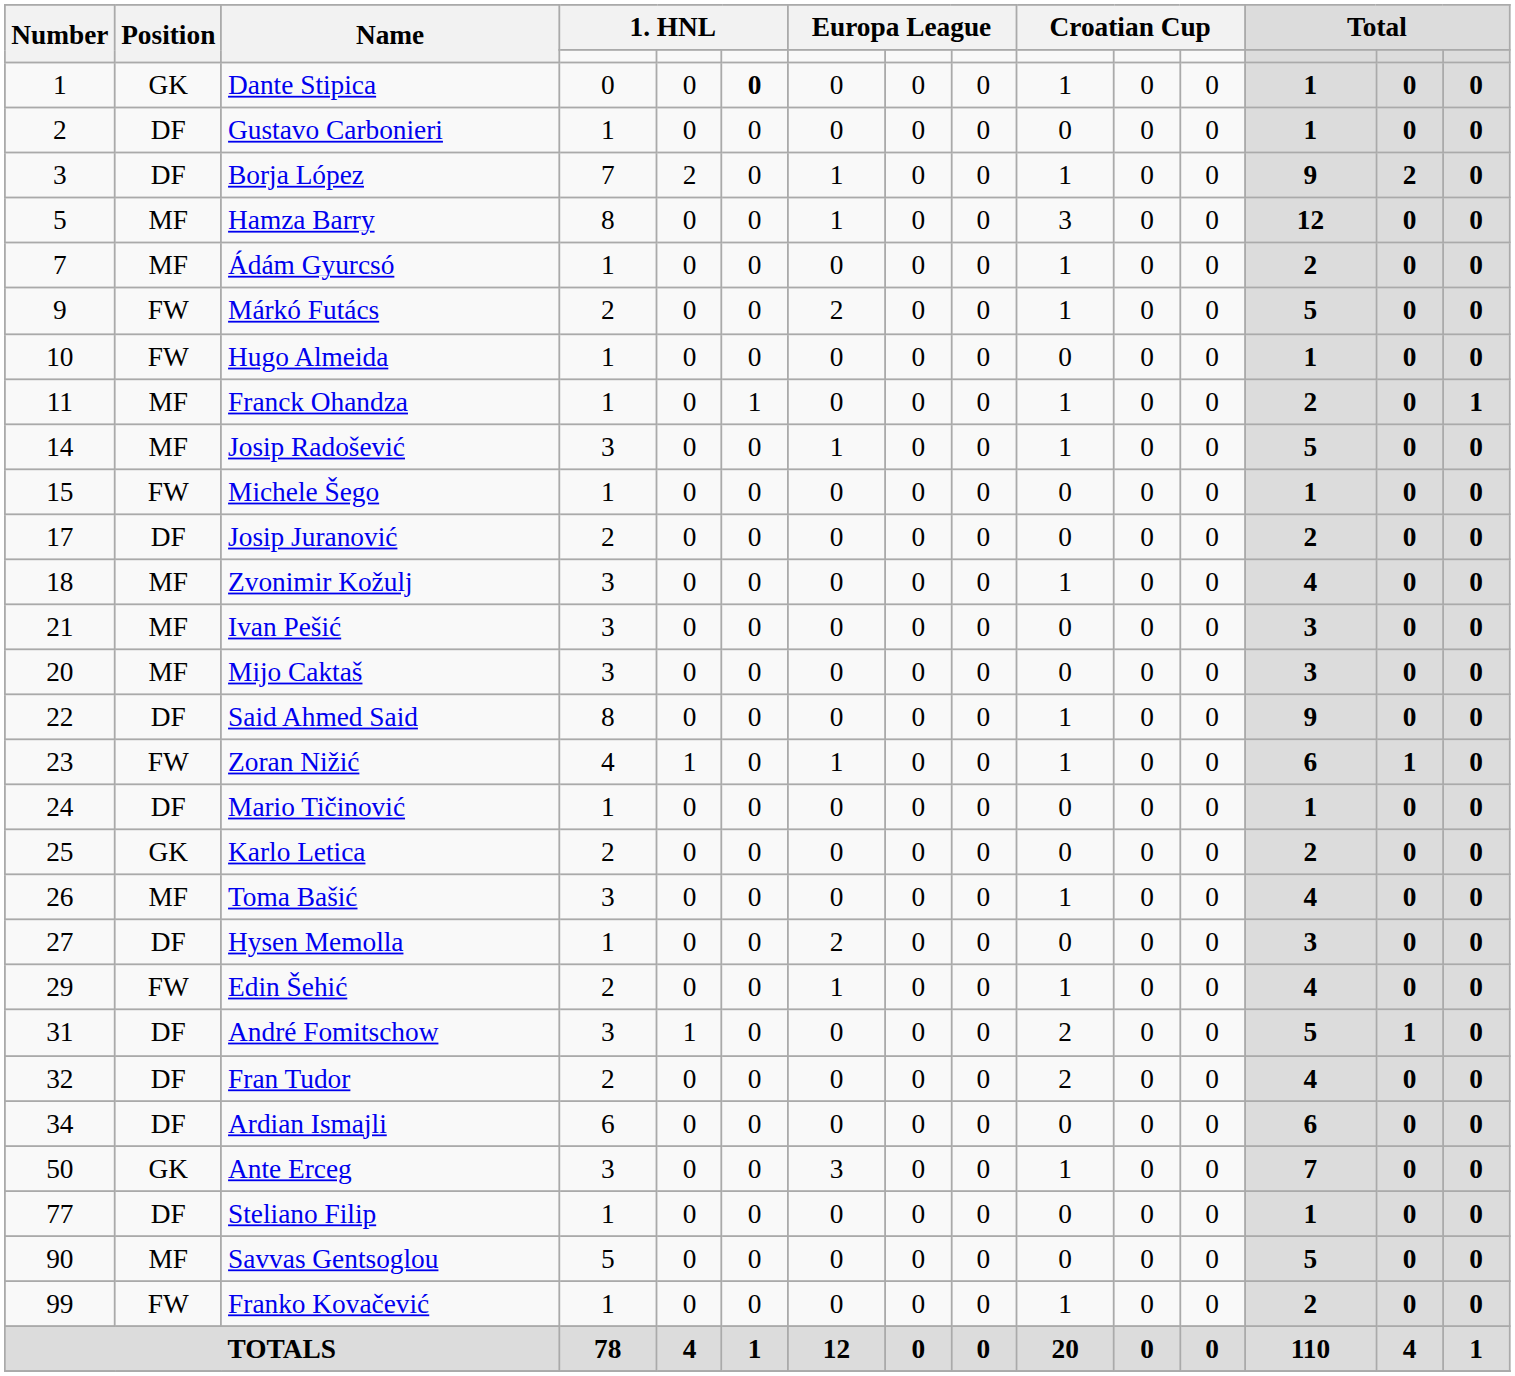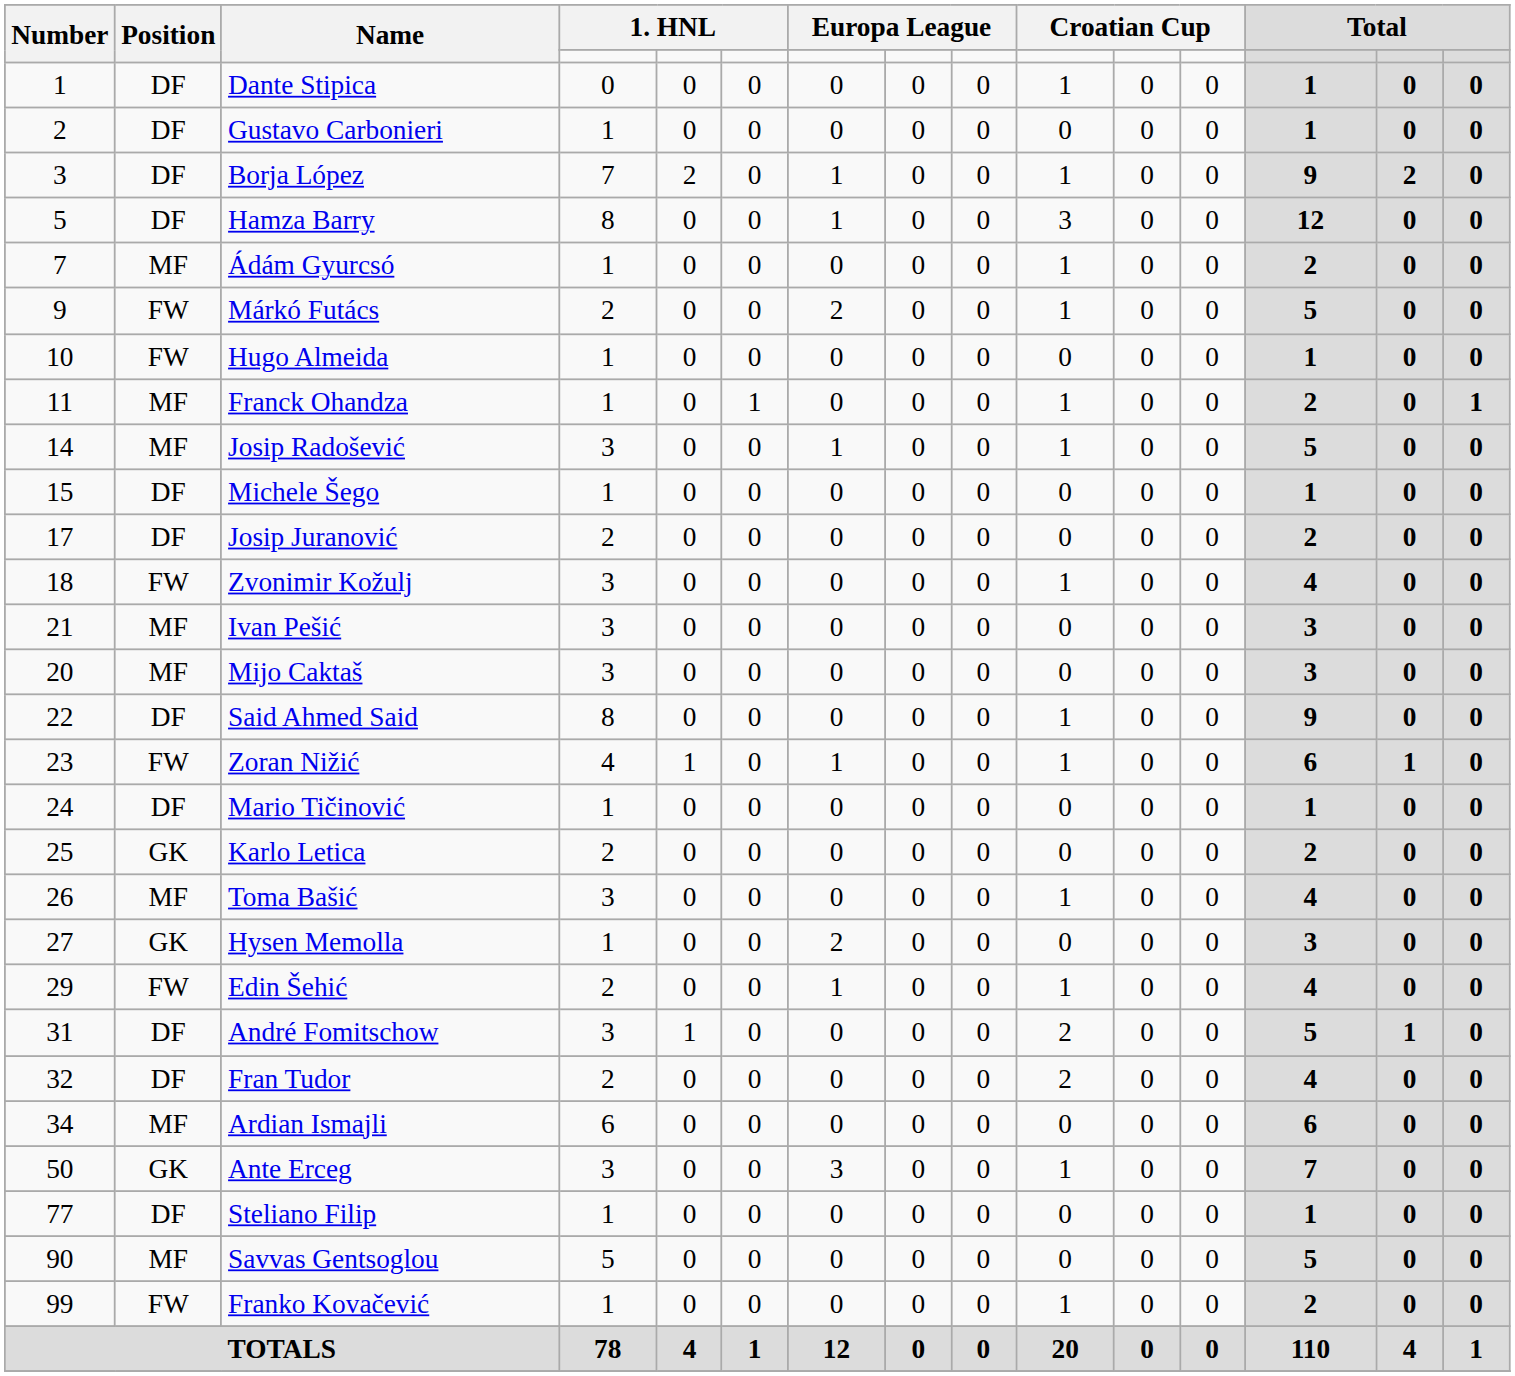(168, 85) GK -> (168, 85) DF
(755, 85) bold -> (755, 85) normal
(168, 220) MF -> (168, 220) DF
(168, 491) FW -> (168, 491) DF
(168, 581) MF -> (168, 581) FW
(168, 942) DF -> (168, 942) GK
(168, 1122) DF -> (168, 1122) MF
